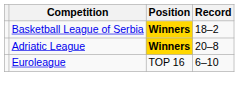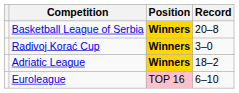(207, 29) 18–2 -> (207, 29) 20–8
+ row: (56, 46)
(207, 46) 20–8 -> (207, 63) 18–2
(167, 63) no background -> (167, 79) pink background
